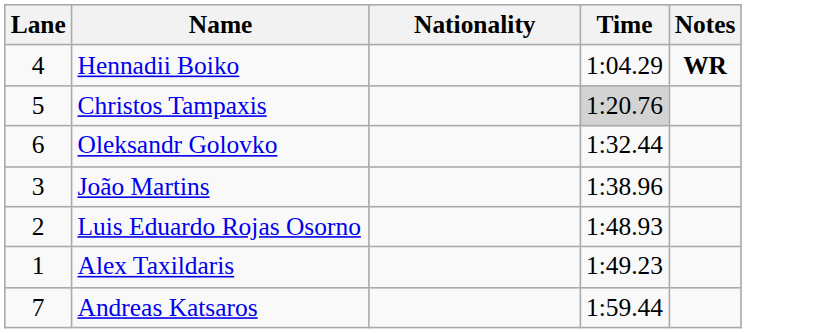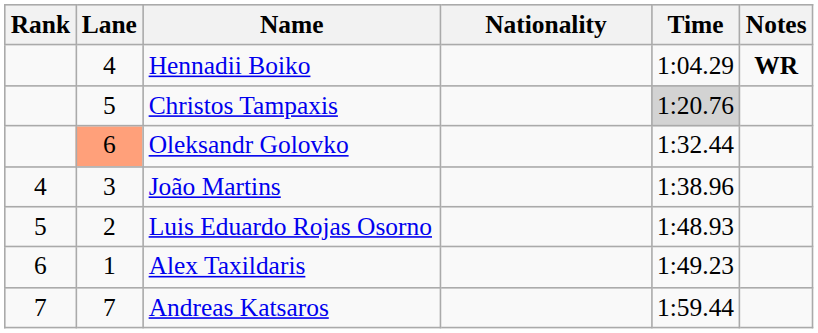+ column: (40, 24)
(38, 145) no background -> (109, 145) lightsalmon background
